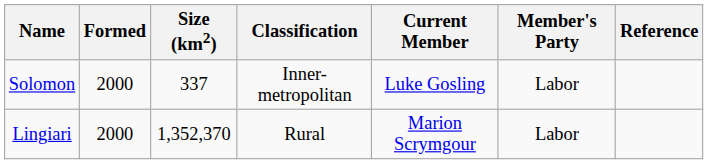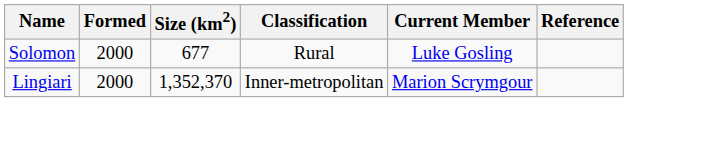- column: (557, 31)
(194, 84) 337 -> (195, 53) 677
(305, 84) Inner-metropolitan -> (314, 53) Rural
(305, 134) Rural -> (314, 82) Inner-metropolitan
